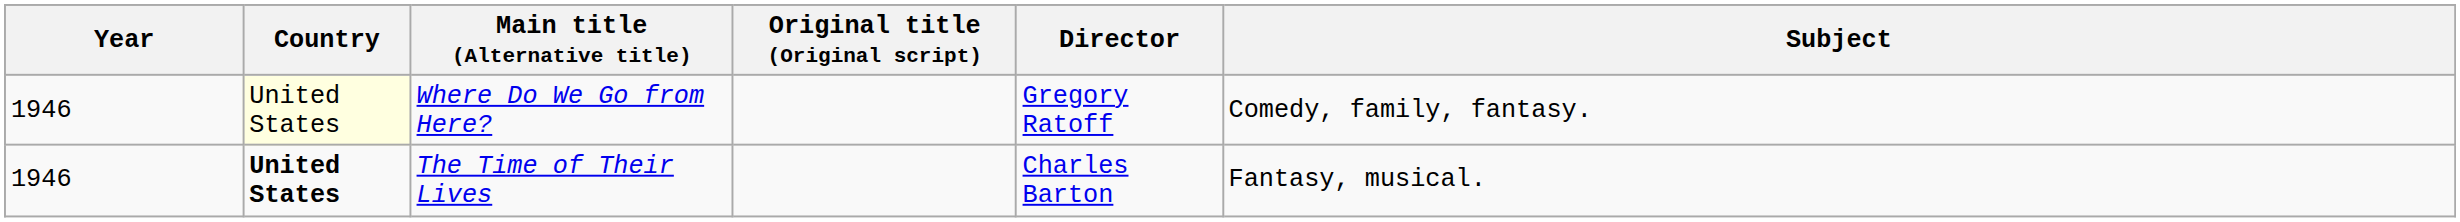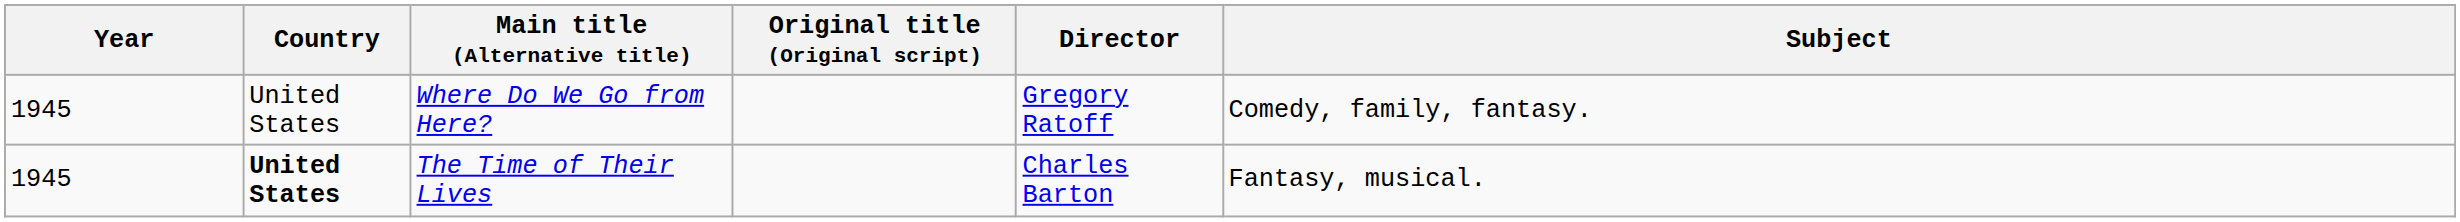(41, 110) 1946 -> (41, 110) 1945
(295, 110) lightyellow background -> (295, 110) no background
(41, 180) 1946 -> (41, 180) 1945
